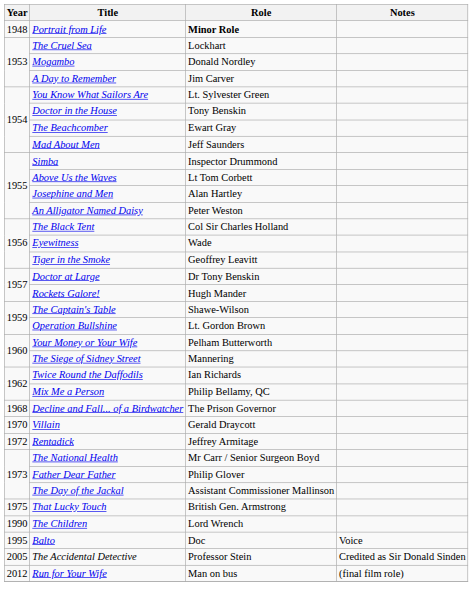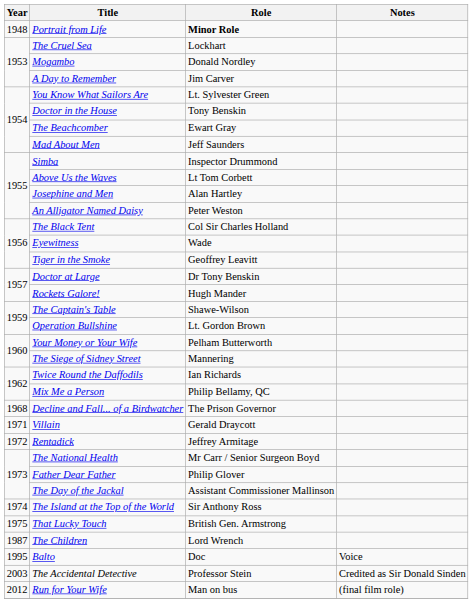(17, 425) 1970 -> (17, 425) 1971
+ row: (103, 507)
(17, 524) 1990 -> (17, 540) 1987
(17, 557) 2005 -> (17, 573) 2003
